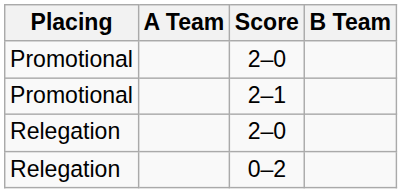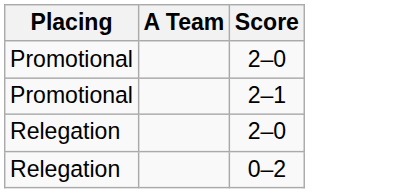- column: (350, 22)
